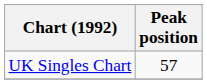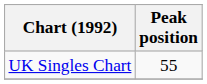(169, 65) 57 -> (169, 65) 55
